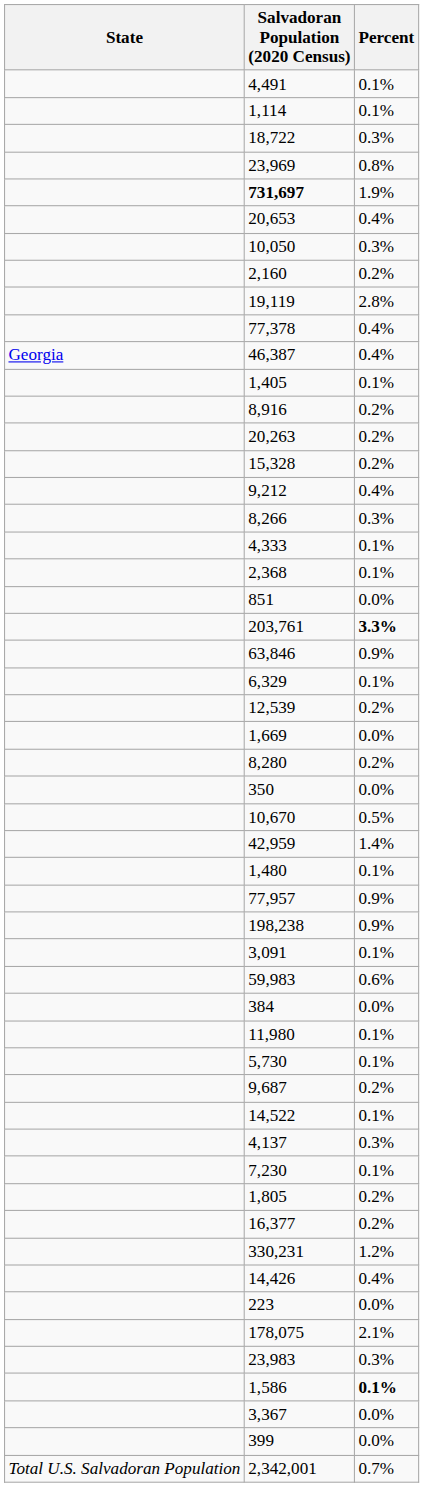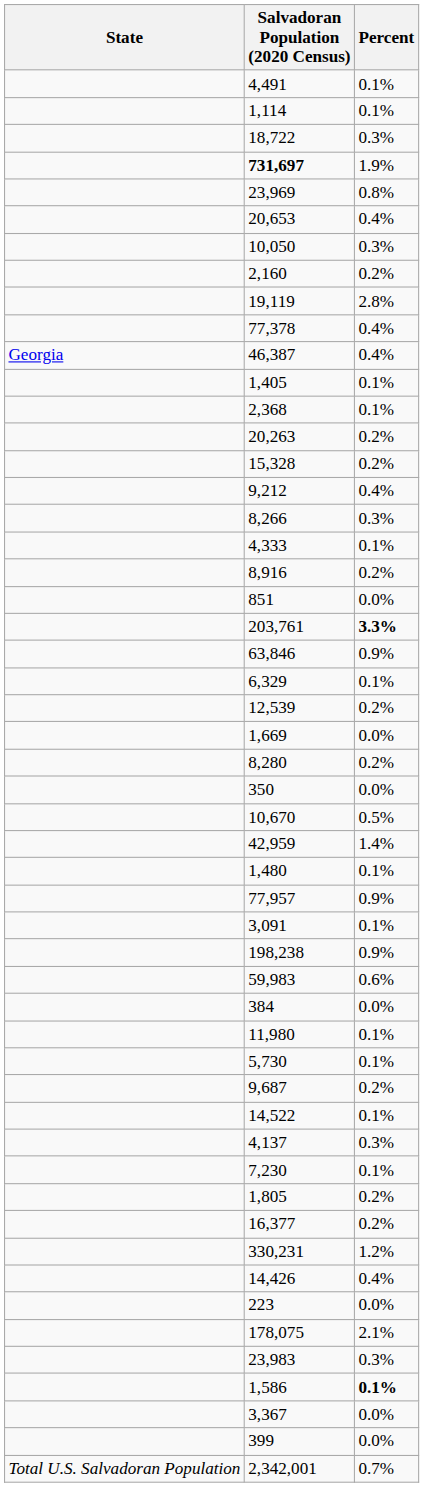rows swapped: (272, 165) <-> (276, 192)
rows swapped: (268, 572) <-> (268, 409)
rows swapped: (268, 952) <-> (276, 925)
